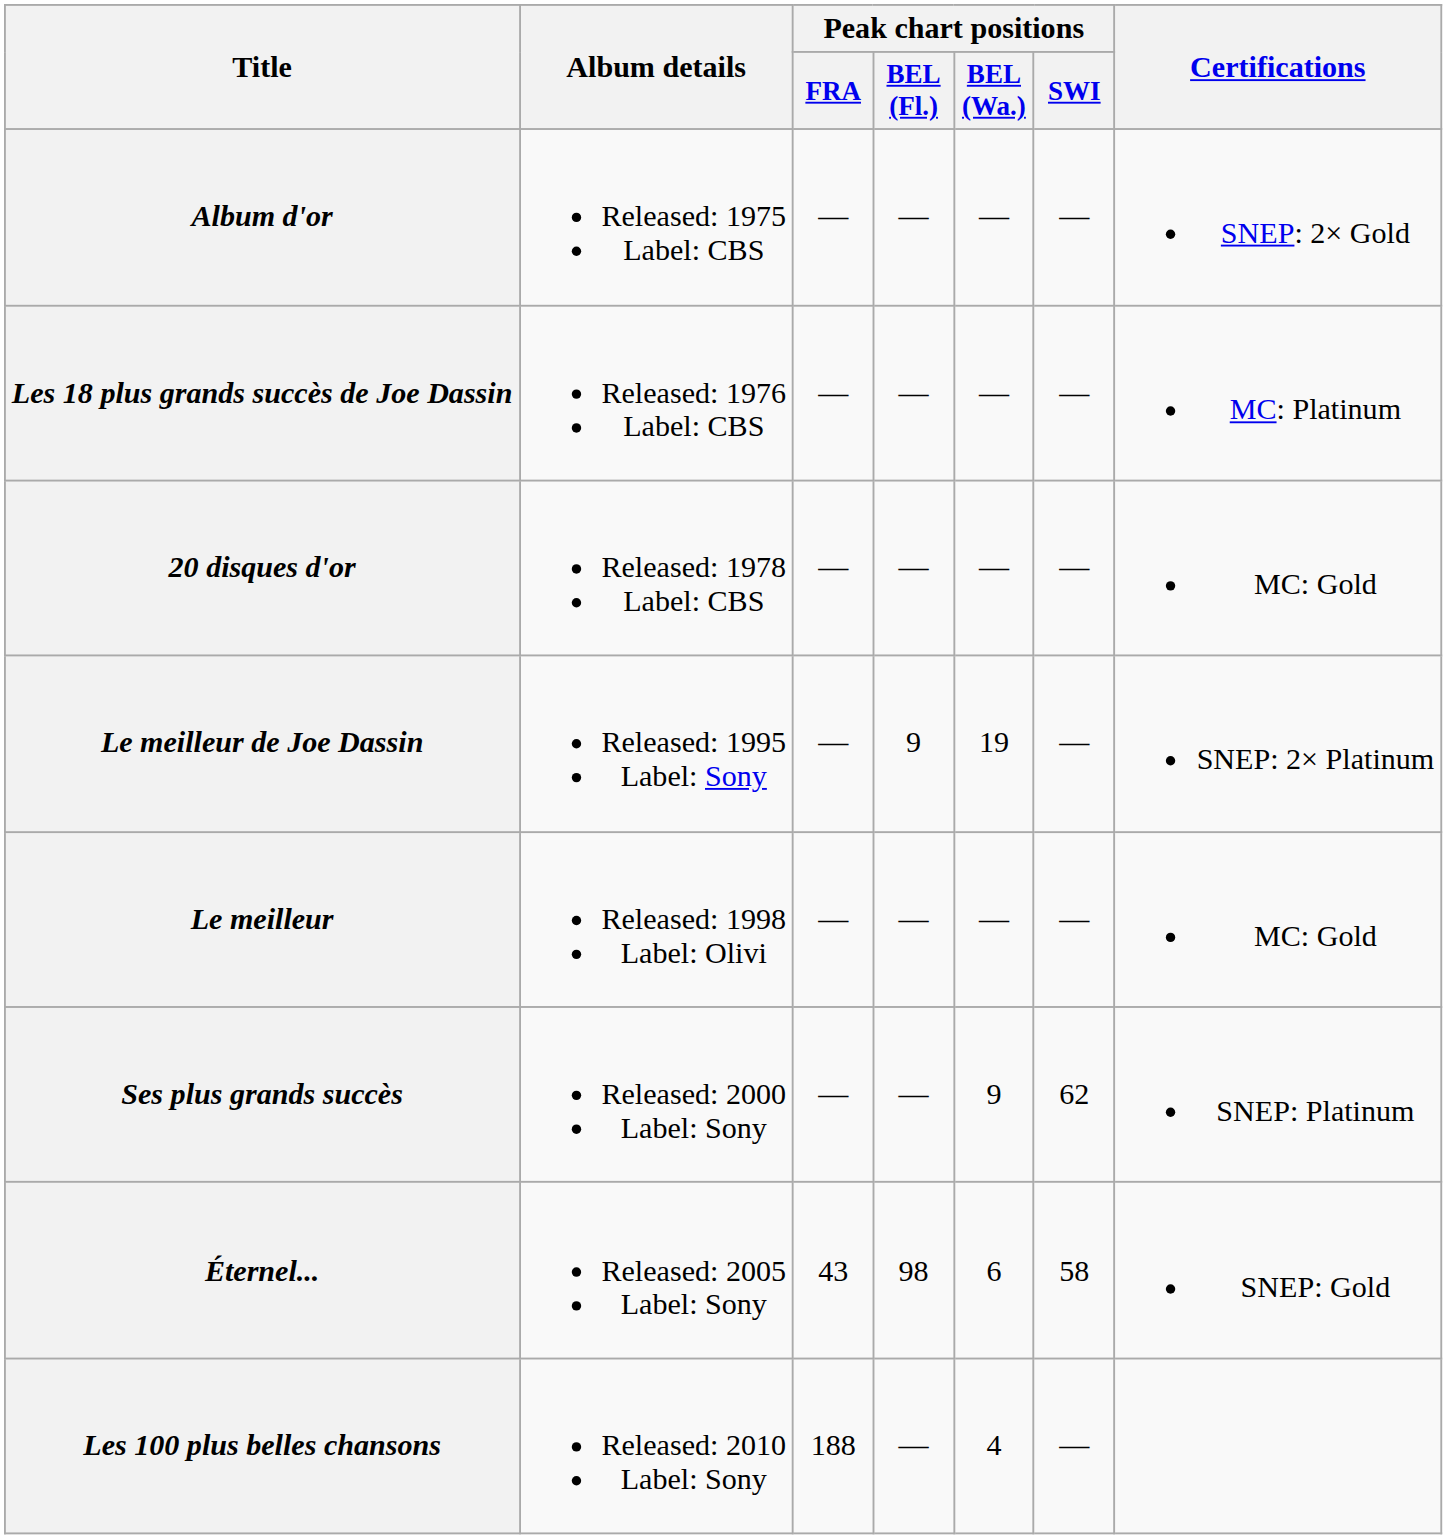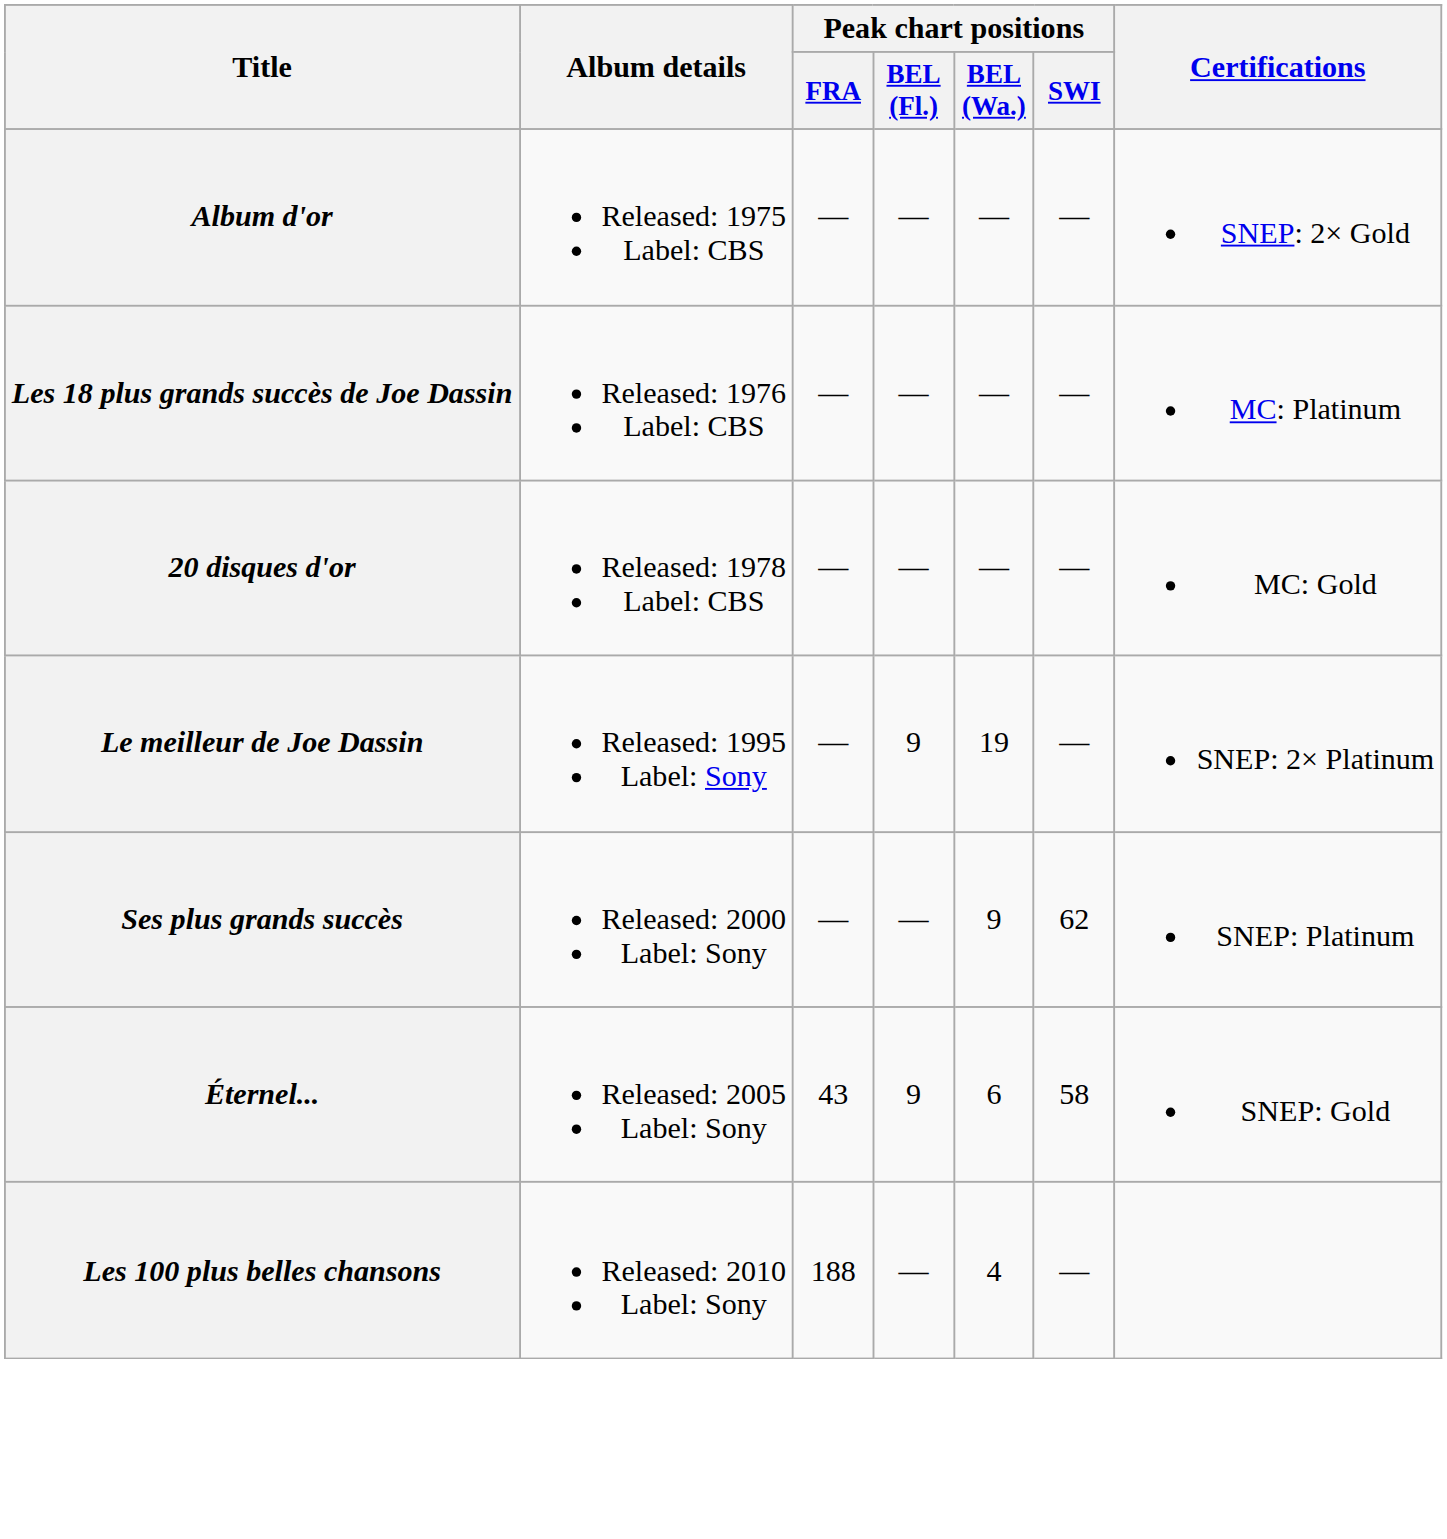- row: (262, 918)
(914, 1269) 98 -> (914, 1094) 9
